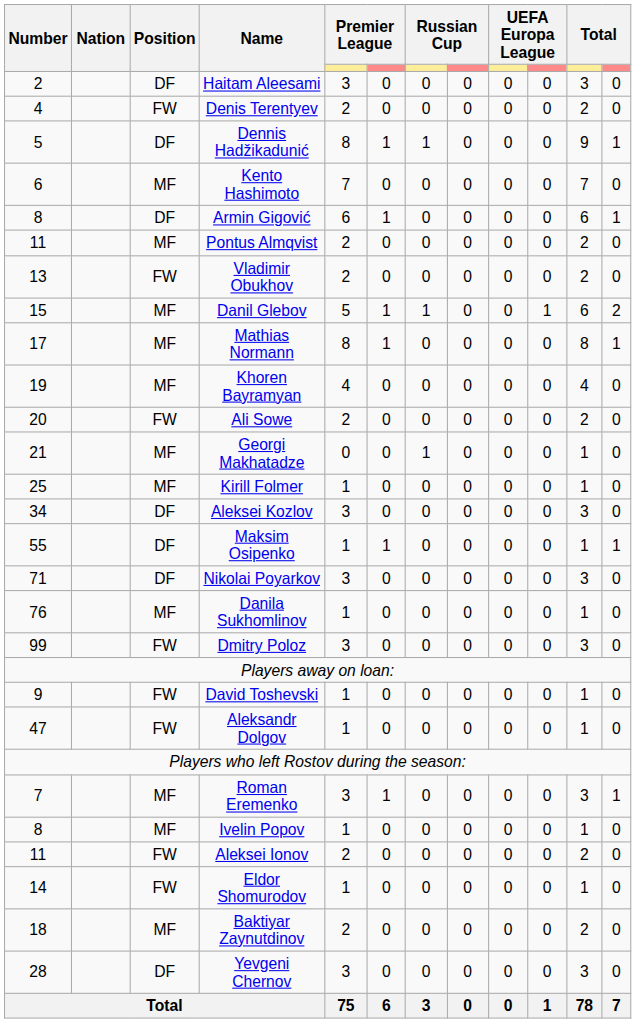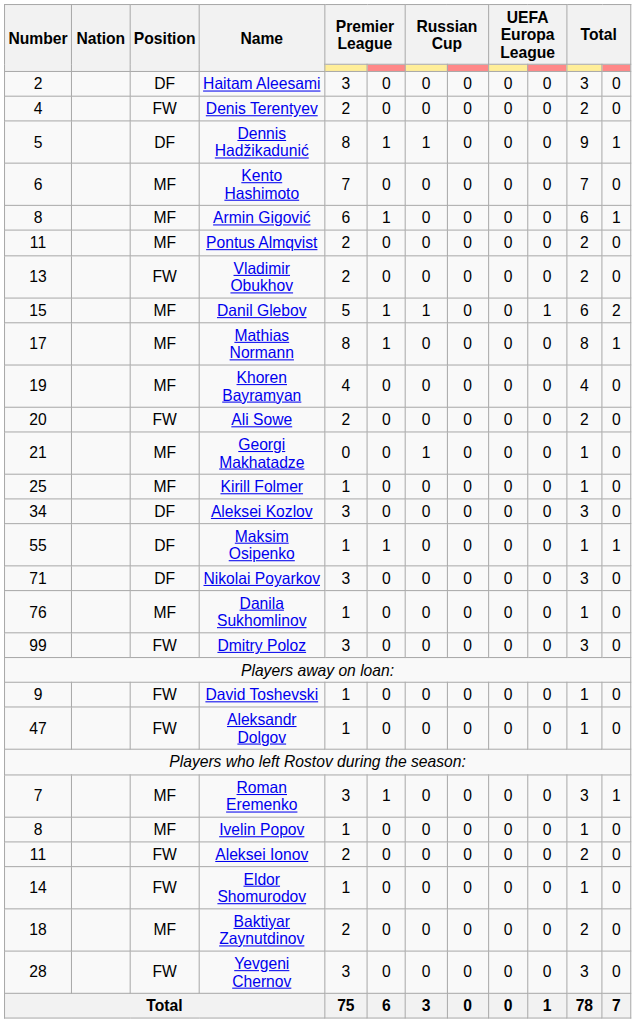(165, 218) DF -> (165, 218) MF
(165, 972) DF -> (165, 972) FW
